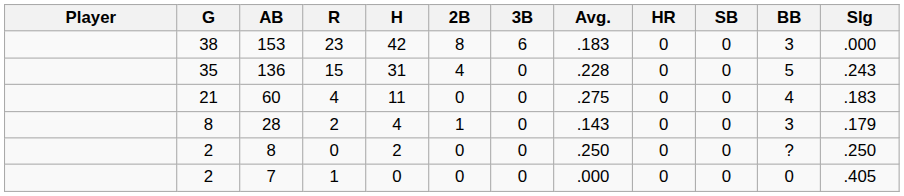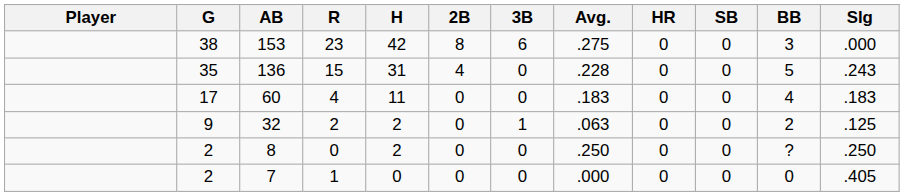(593, 44) .183 -> (593, 44) .275
(209, 97) 21 -> (209, 97) 17
(593, 97) .275 -> (593, 97) .183
+ row: (271, 124)
- row: (271, 124)
